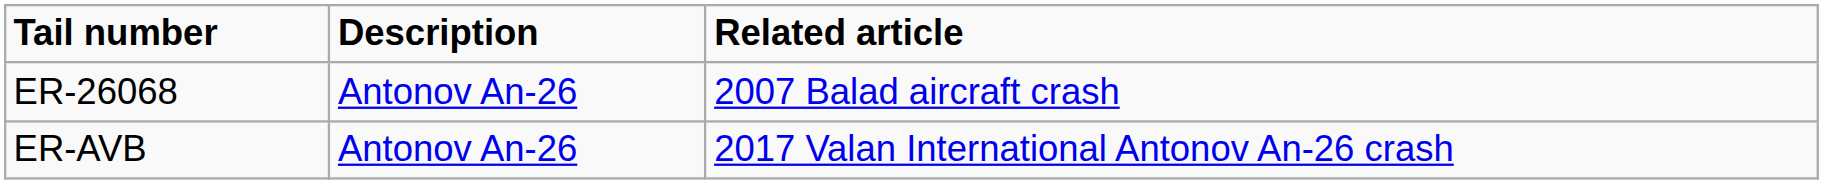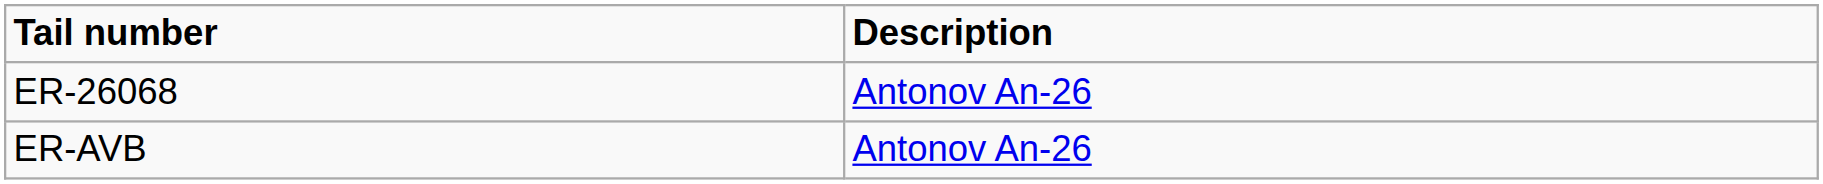- column: (839, 33)
